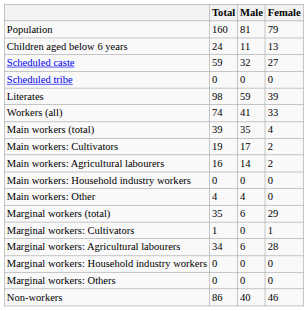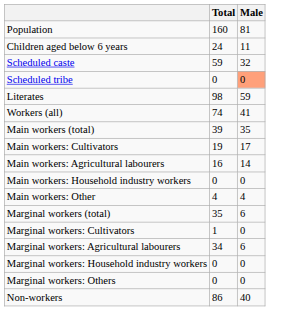- column: (284, 12)
(243, 79) no background -> (243, 79) lightsalmon background
